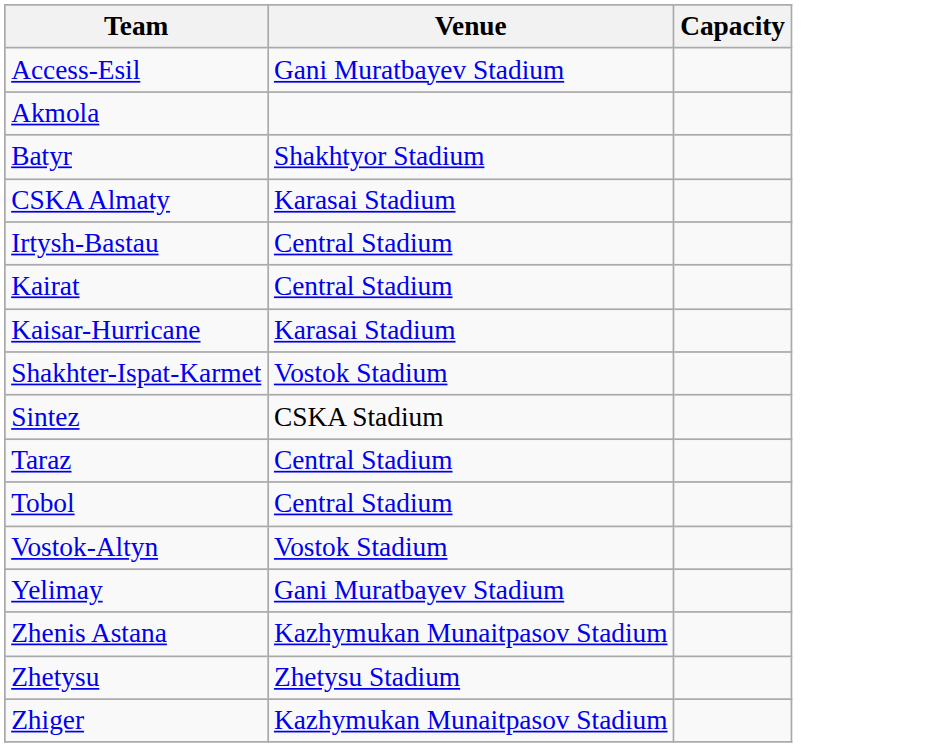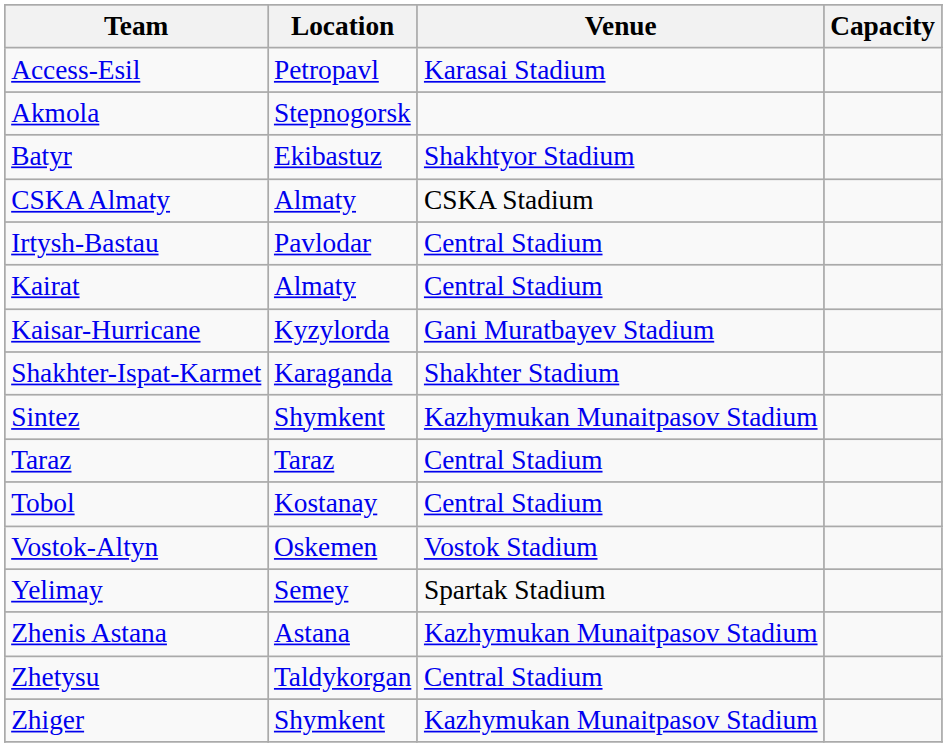+ column: (343, 26)
(419, 69) Gani Muratbayev Stadium -> (515, 69) Karasai Stadium
(365, 199) Karasai Stadium -> (509, 199) CSKA Stadium
(365, 329) Karasai Stadium -> (569, 329) Gani Muratbayev Stadium
(361, 373) Vostok Stadium -> (522, 373) Shakhter Stadium
(359, 416) CSKA Stadium -> (621, 416) Kazhymukan Munaitpasov Stadium
(419, 590) Gani Muratbayev Stadium -> (515, 590) Spartak Stadium
(367, 677) Zhetysu Stadium -> (513, 677) Central Stadium
